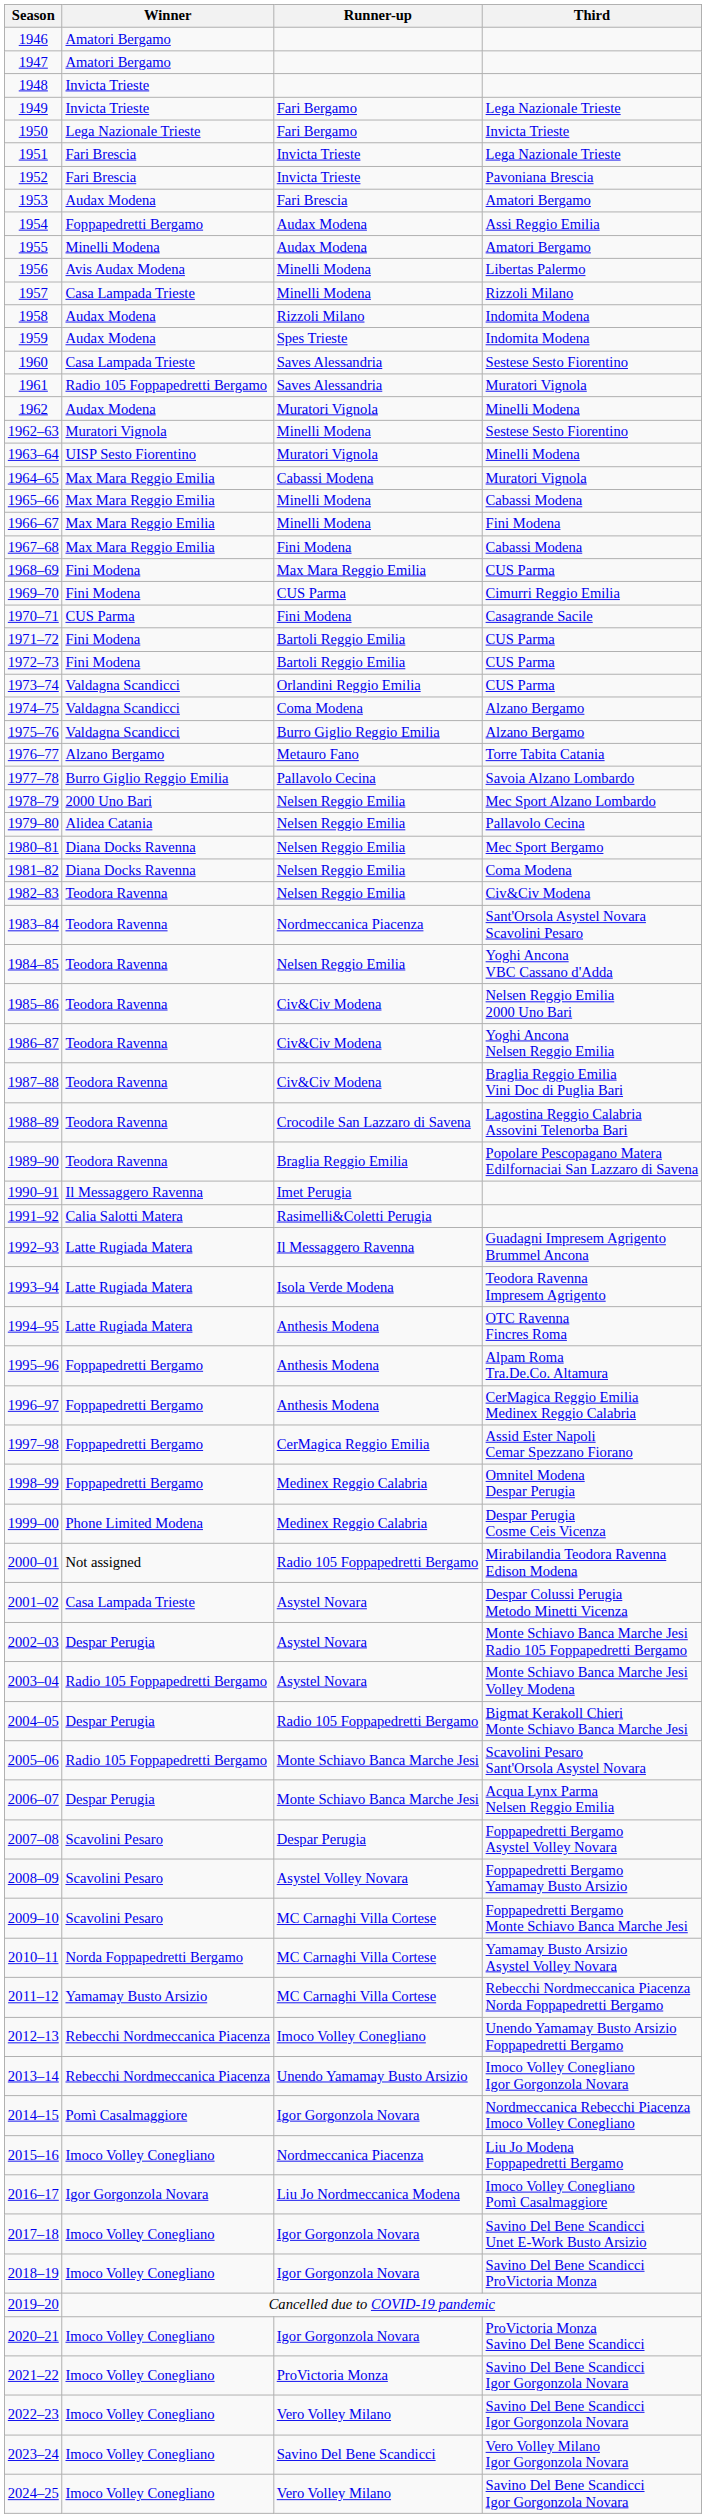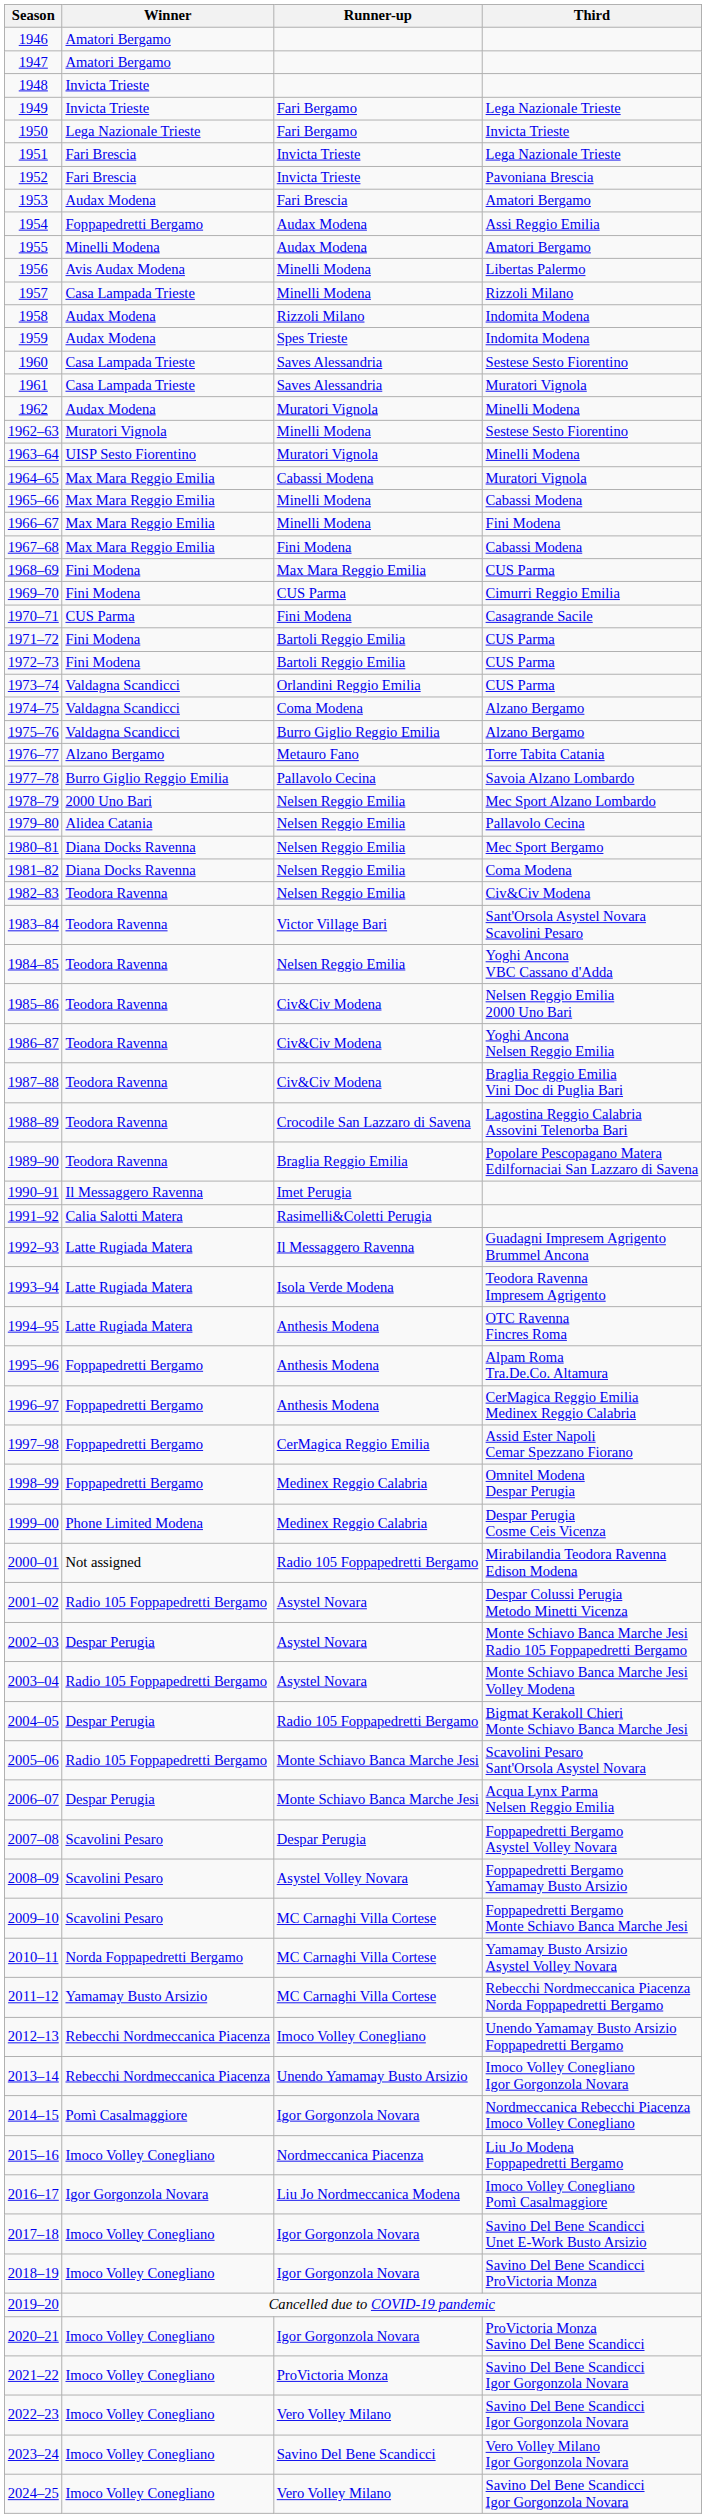(166, 385) Radio 105 Foppapedretti Bergamo -> (130, 385) Casa Lampada Trieste
(350, 924) Nordmeccanica Piacenza -> (332, 924) Victor Village Bari
(130, 1602) Casa Lampada Trieste -> (166, 1602) Radio 105 Foppapedretti Bergamo
